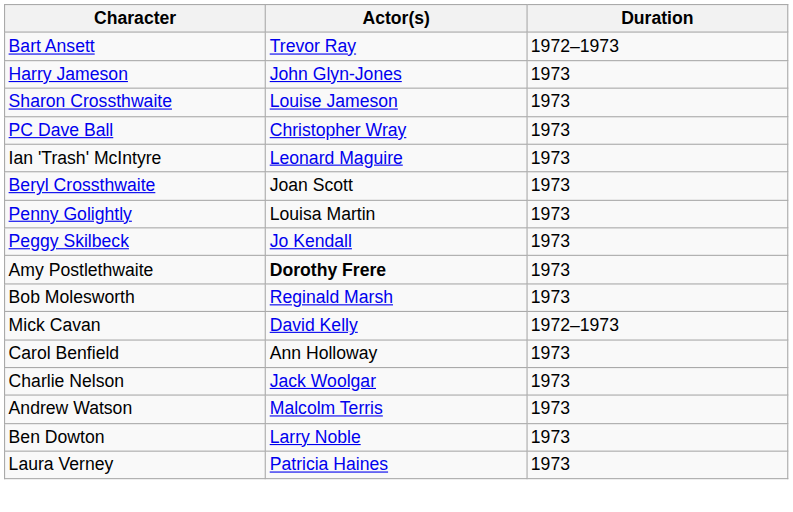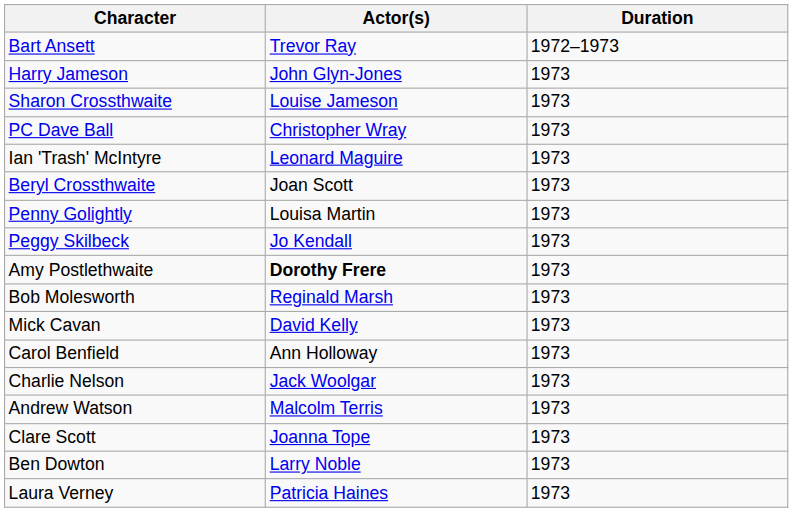(575, 325) 1972–1973 -> (550, 325) 1973
+ row: (52, 437)
